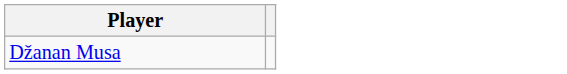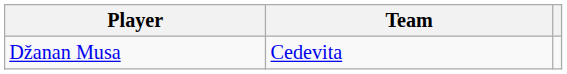+ column: (409, 20)
